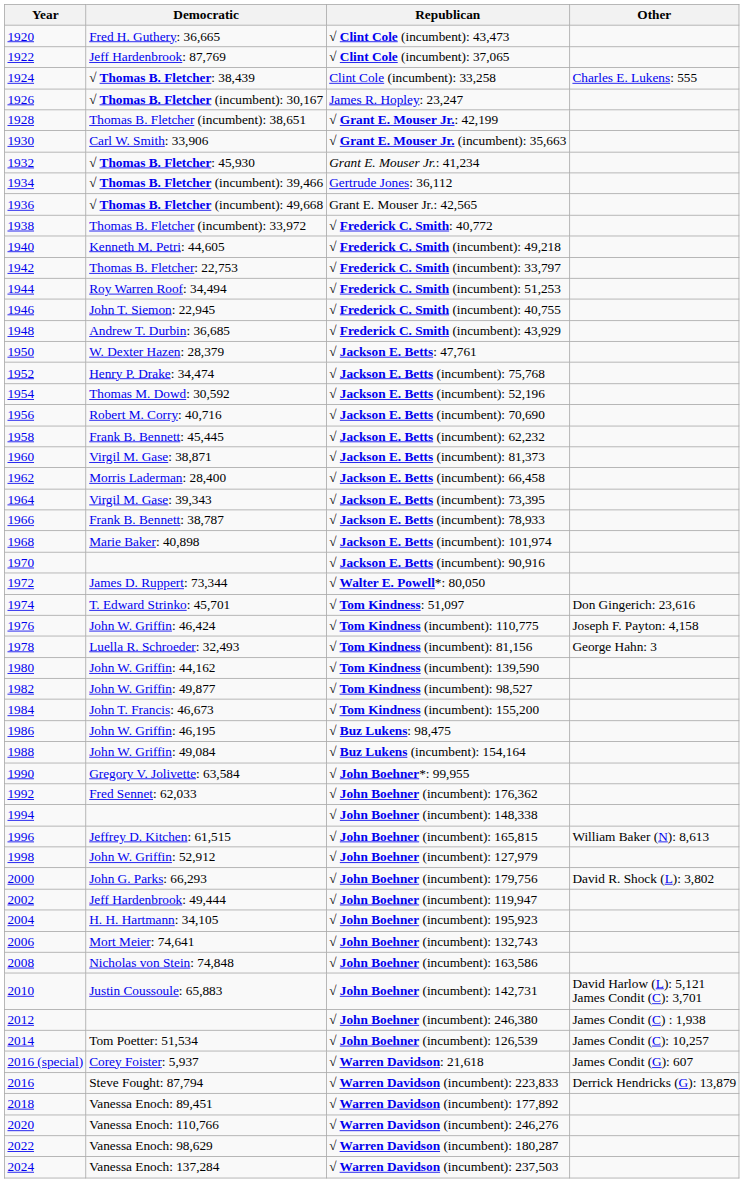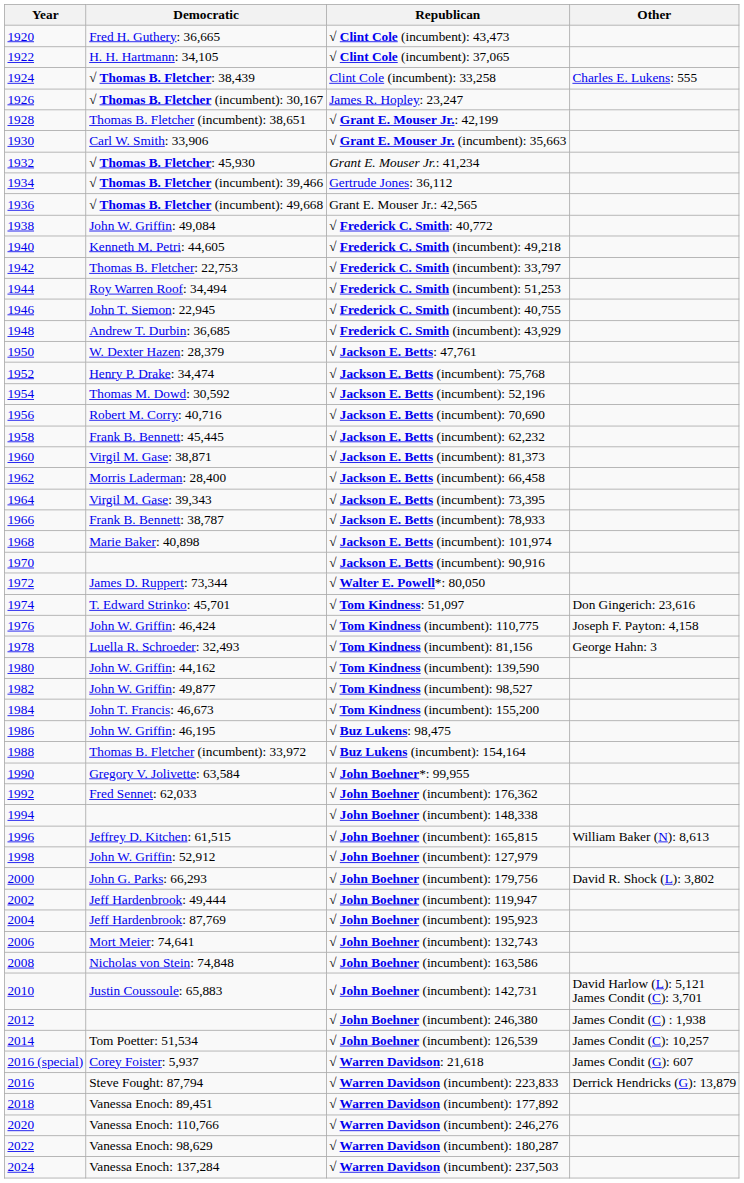(157, 57) Jeff Hardenbrook: 87,769 -> (154, 57) H. H. Hartmann: 34,105
(198, 225) Thomas B. Fletcher (incumbent): 33,972 -> (152, 225) John W. Griffin: 49,084
(152, 752) John W. Griffin: 49,084 -> (198, 752) Thomas B. Fletcher (incumbent): 33,972
(154, 920) H. H. Hartmann: 34,105 -> (157, 920) Jeff Hardenbrook: 87,769
